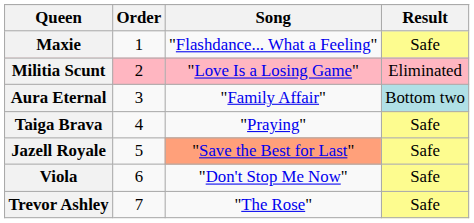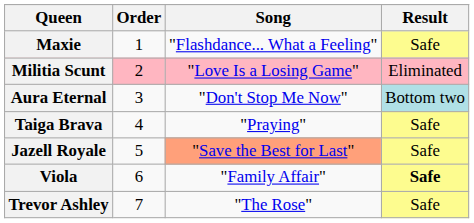(273, 97) "Family Affair" -> (273, 97) "Don't Stop Me Now"
(273, 177) "Don't Stop Me Now" -> (273, 177) "Family Affair"
(425, 177) normal -> (425, 177) bold
